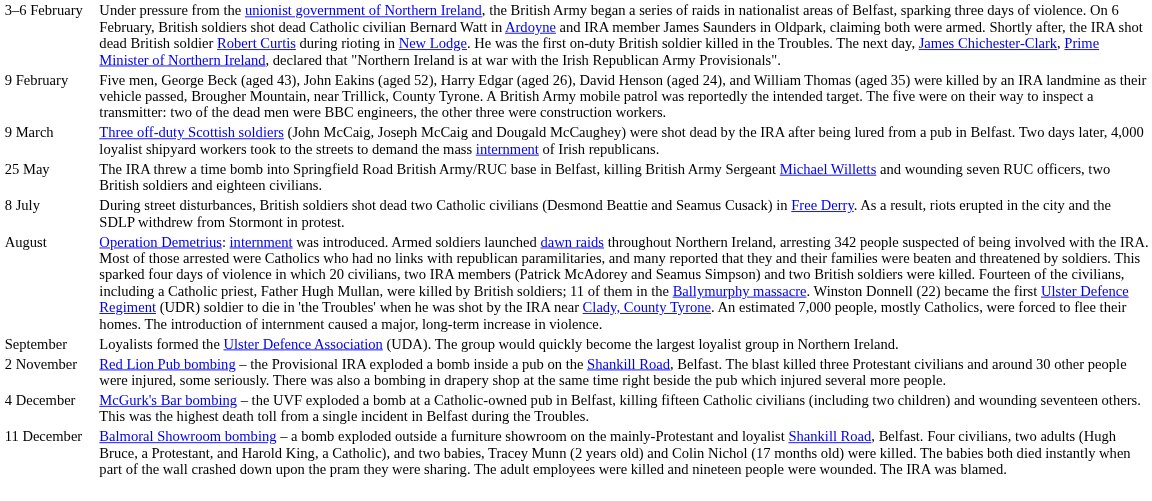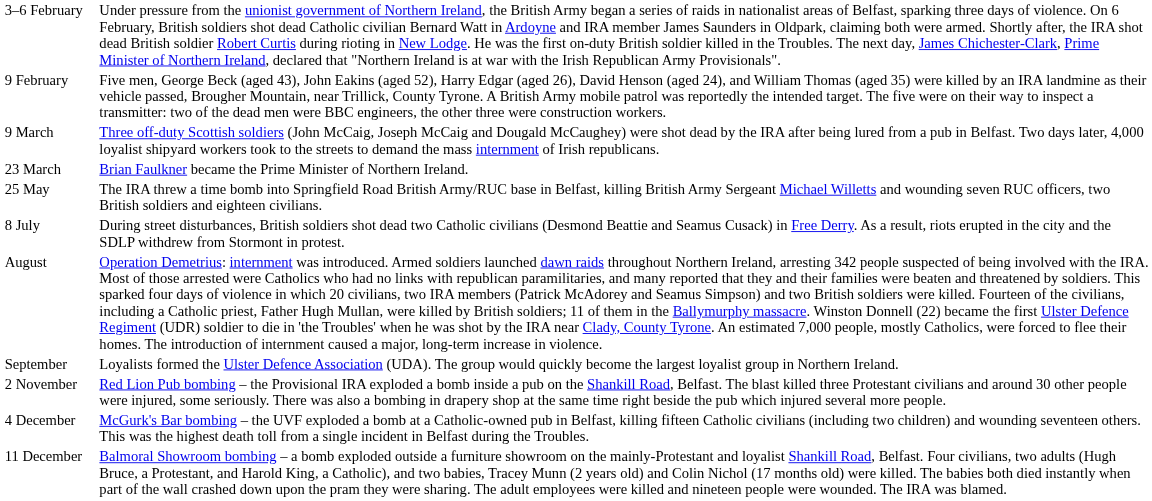+ row: (33, 169)
